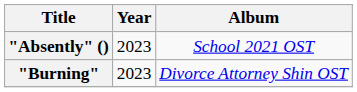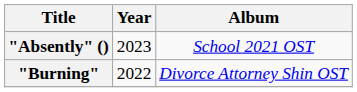(134, 73) 2023 -> (134, 73) 2022
